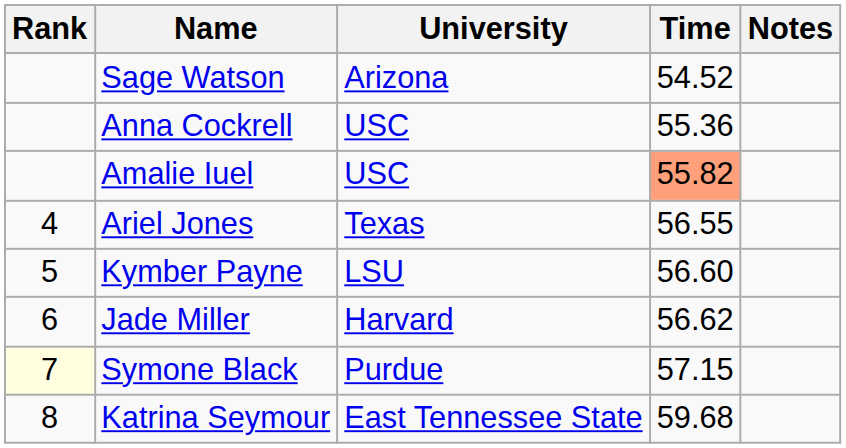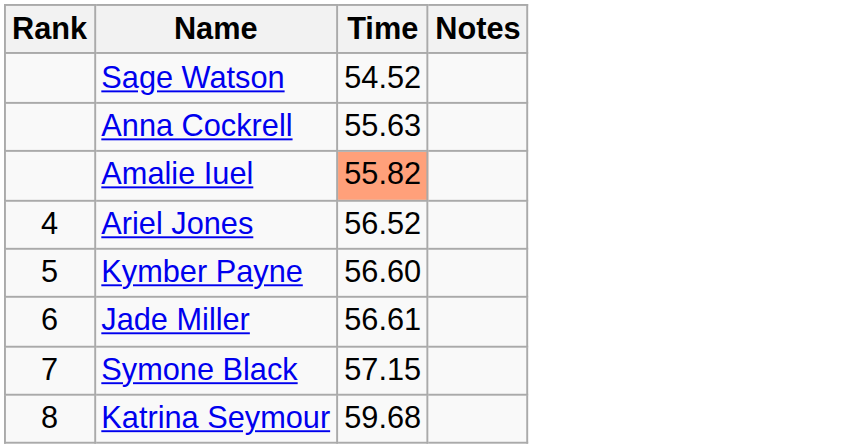- column: (493, 28)
(695, 126) 55.36 -> (383, 126) 55.63
(695, 223) 56.55 -> (383, 223) 56.52
(695, 321) 56.62 -> (383, 321) 56.61
(50, 369) lightyellow background -> (50, 369) no background
